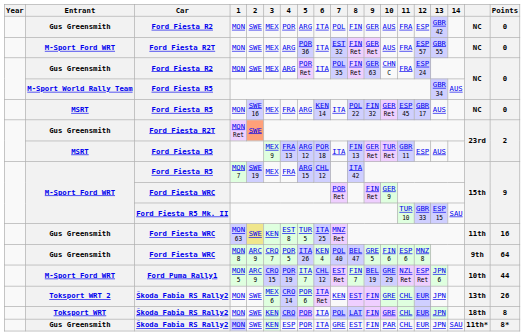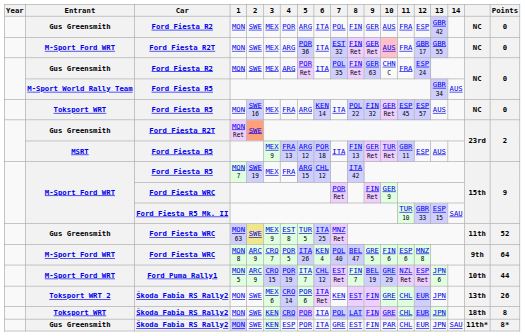(389, 48) no background -> (389, 48) pink background
(423, 47) ESP 57 -> (423, 47) GBR 17
(80, 110) MSRT -> (80, 110) Toksport WRT
(423, 109) GBR 17 -> (423, 109) ESP 57
(272, 234) KEN -> (272, 234) MEX 9
(505, 234) 16 -> (505, 234) 52
(80, 255) Gus Greensmith -> (80, 255) M-Sport Ford WRT
